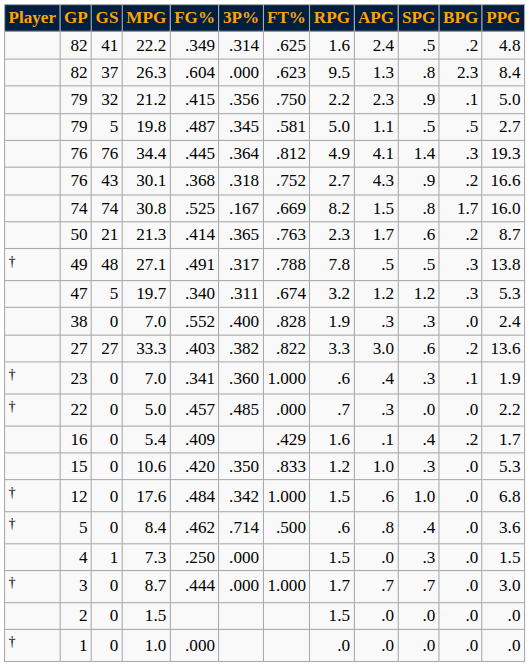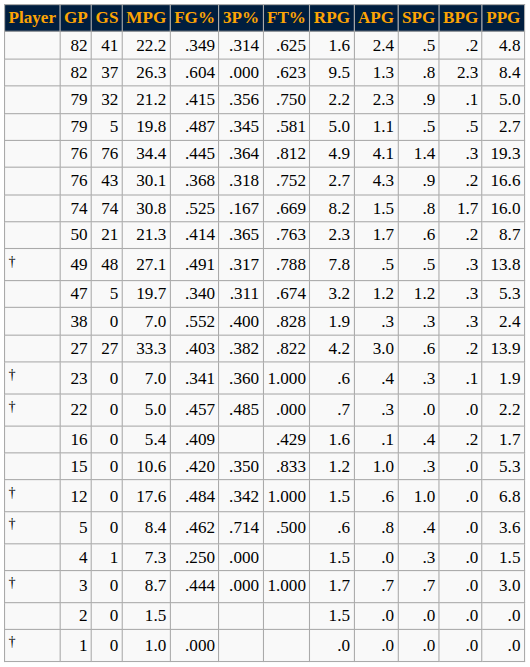(472, 321) .0 -> (472, 321) .3
(339, 348) 3.3 -> (339, 348) 4.2
(505, 348) 13.6 -> (505, 348) 13.9
